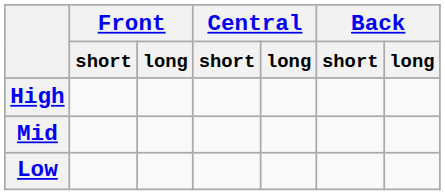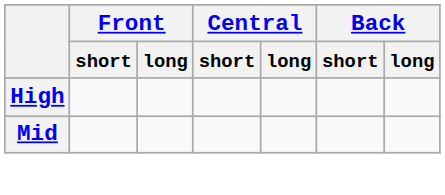- row: (37, 171)
